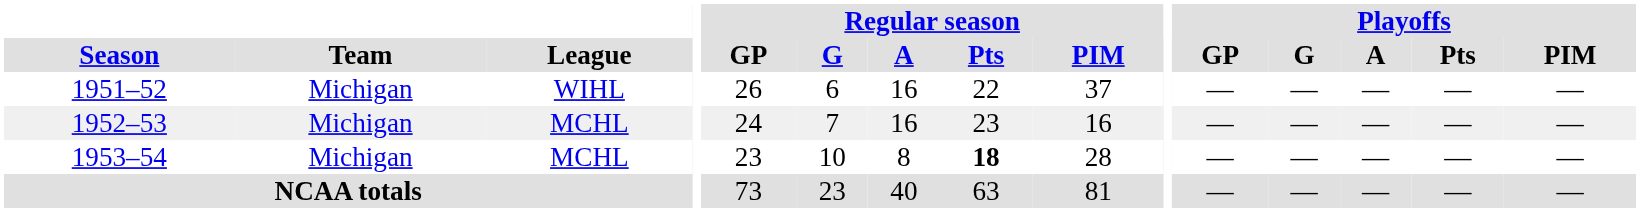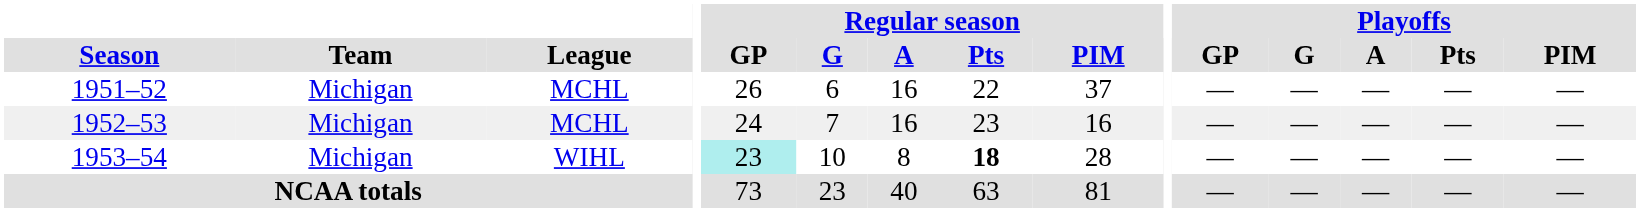(589, 88) WIHL -> (589, 88) MCHL
(589, 156) MCHL -> (589, 156) WIHL
(748, 156) no background -> (748, 156) paleturquoise background
